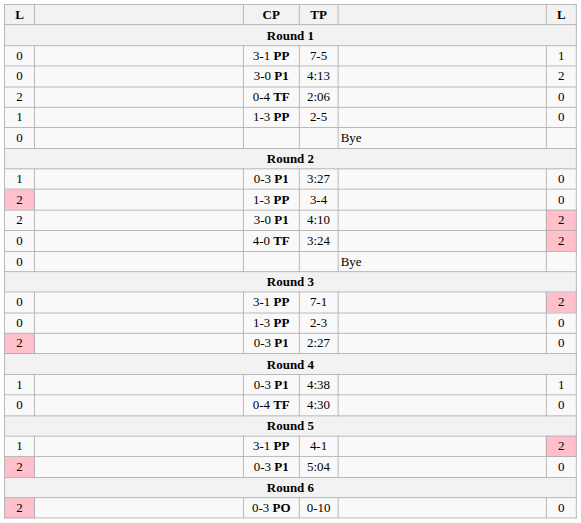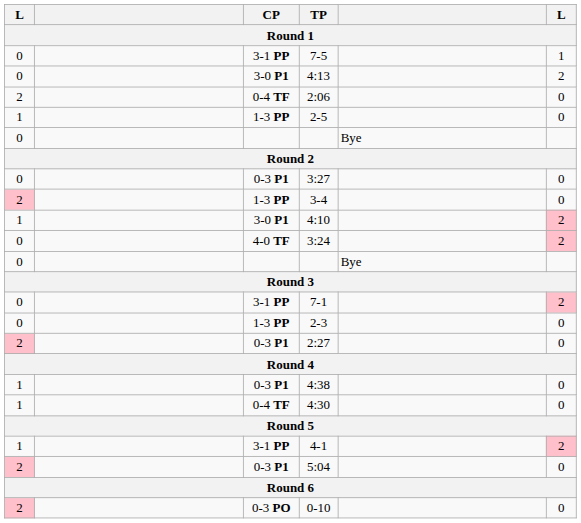(20, 179) 1 -> (20, 179) 0
(20, 220) 2 -> (20, 220) 1
(561, 384) 1 -> (561, 384) 0
(20, 405) 0 -> (20, 405) 1
